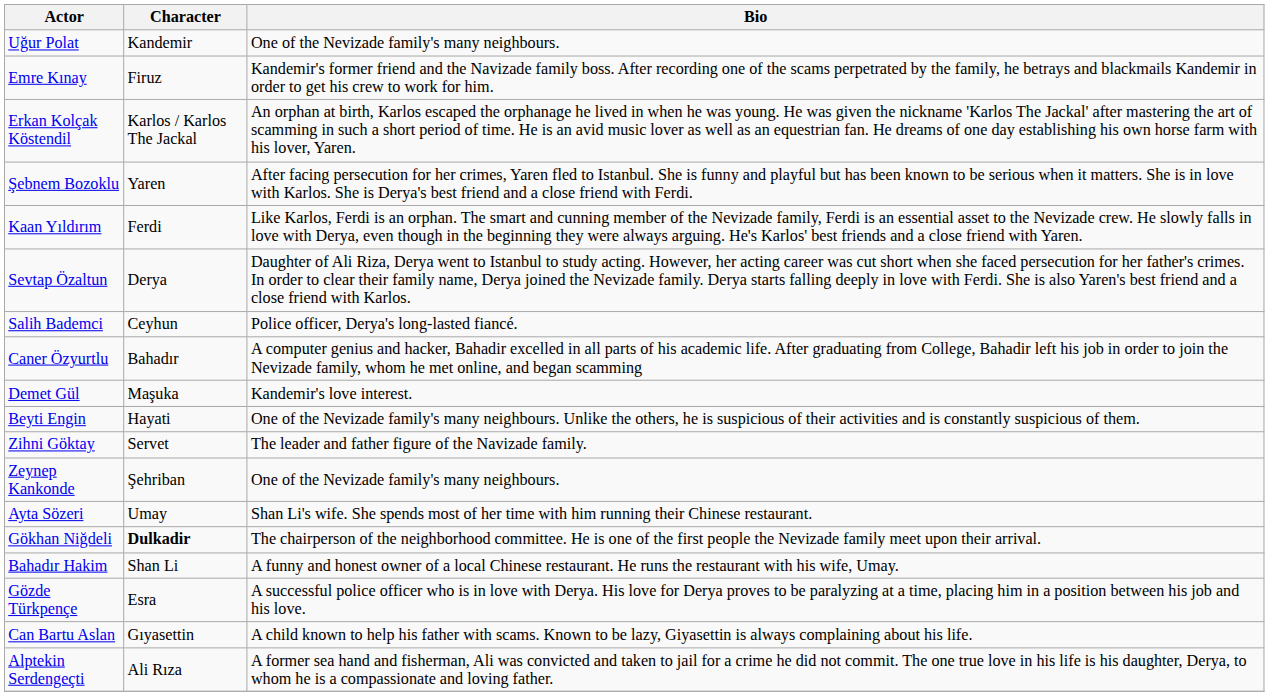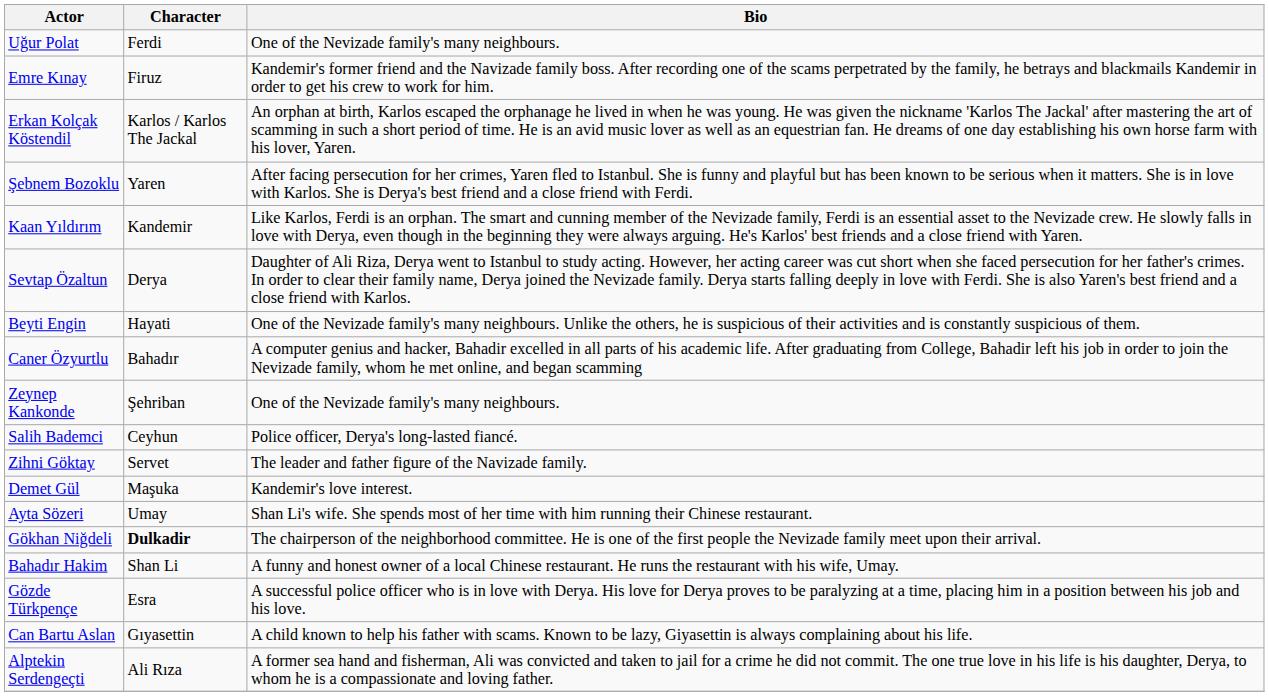(160, 42) Kandemir -> (145, 42) Ferdi
(145, 227) Ferdi -> (160, 227) Kandemir
rows swapped: (56, 323) <-> (47, 419)
rows swapped: (41, 479) <-> (44, 393)
